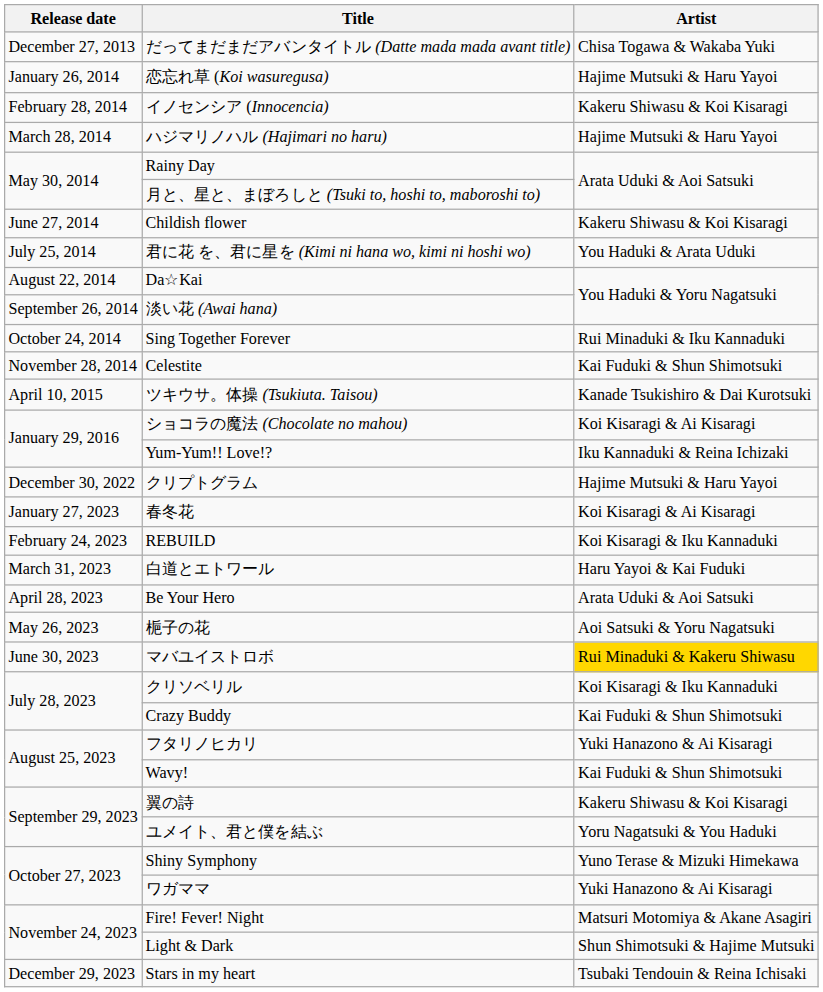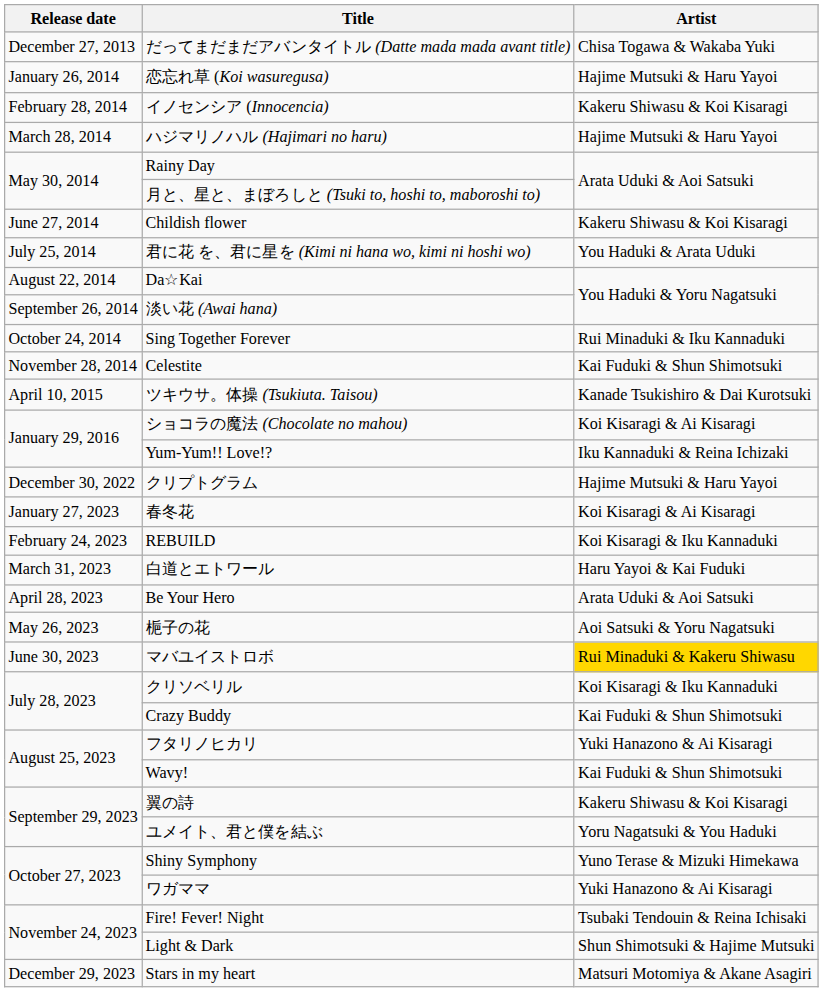(695, 918) Matsuri Motomiya & Akane Asagiri -> (692, 918) Tsubaki Tendouin & Reina Ichisaki
(692, 973) Tsubaki Tendouin & Reina Ichisaki -> (695, 973) Matsuri Motomiya & Akane Asagiri
